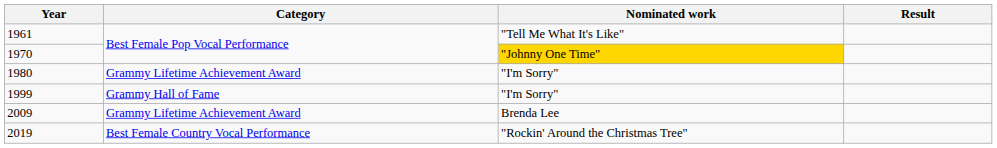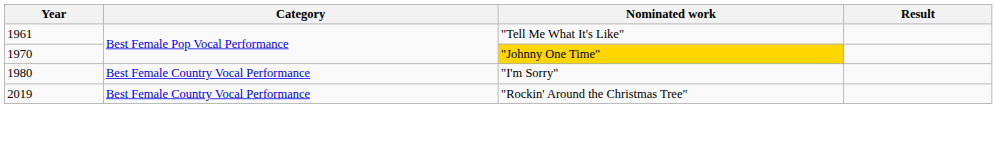(203, 73) Grammy Lifetime Achievement Award -> (208, 73) Best Female Country Vocal Performance
- row: (20, 93)
- row: (20, 113)
